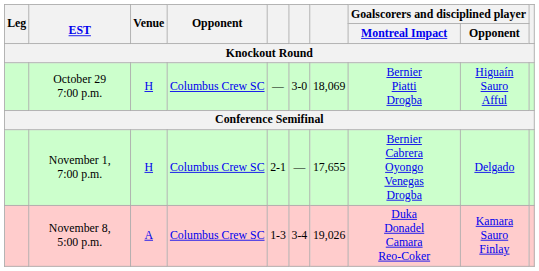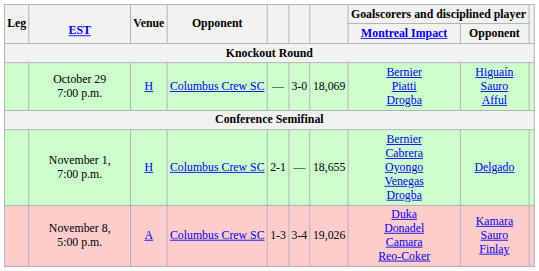(329, 167) 17,655 -> (329, 167) 18,655
